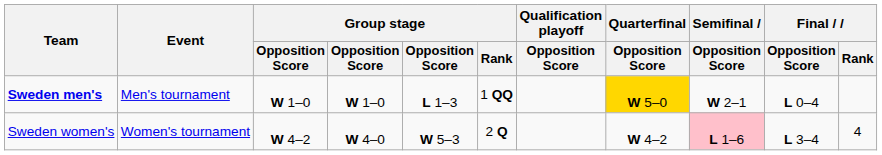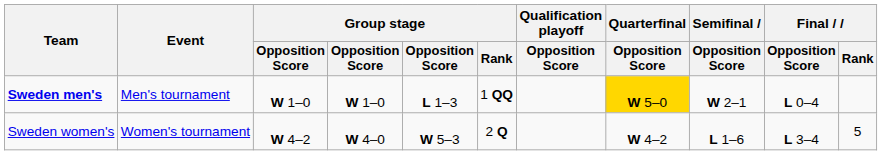(727, 139) pink background -> (727, 139) no background
(858, 132) 4 -> (858, 132) 5
